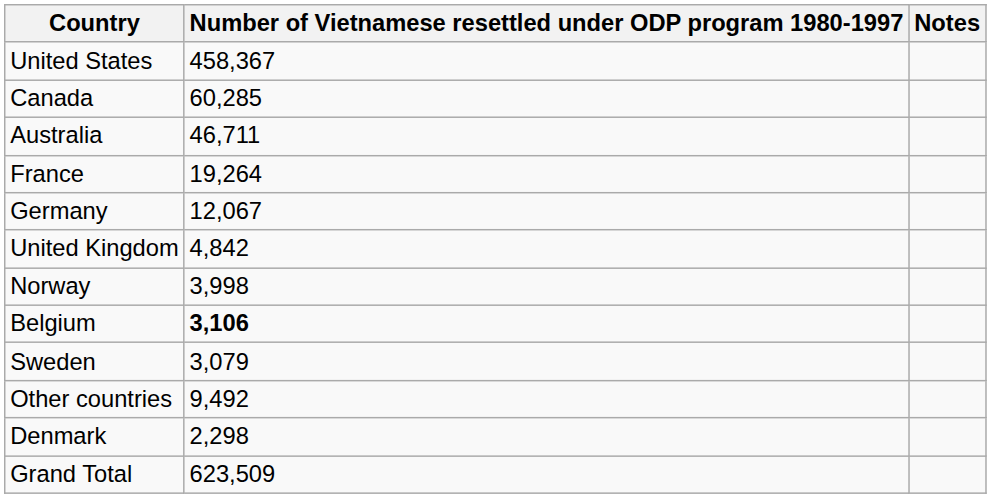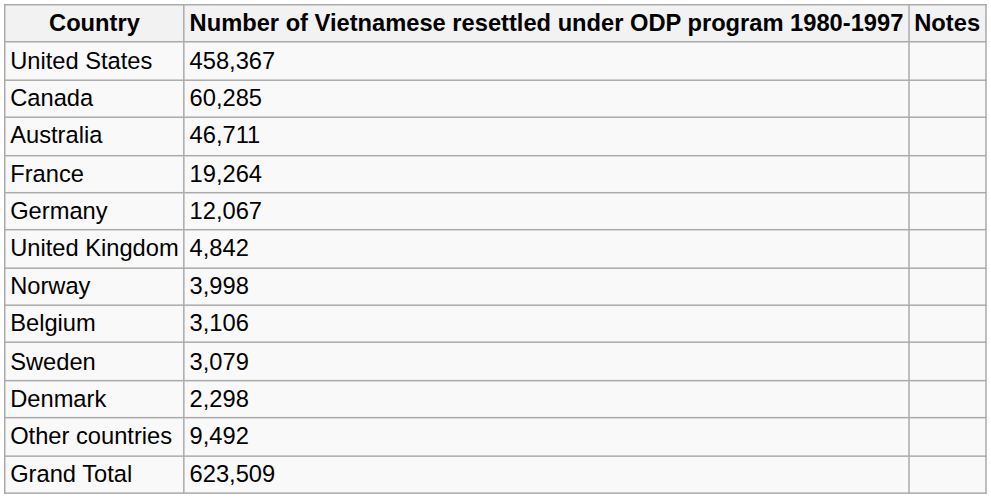(219, 323) bold -> (219, 323) normal
rows swapped: (58, 436) <-> (91, 398)
